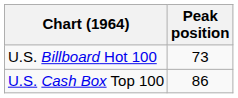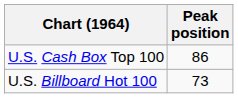rows swapped: (82, 57) <-> (86, 81)
